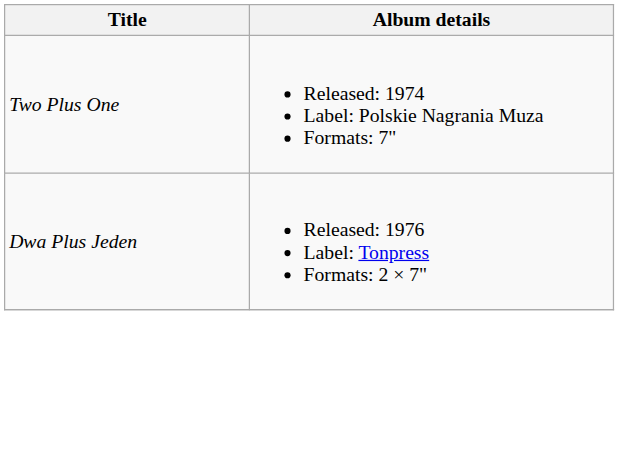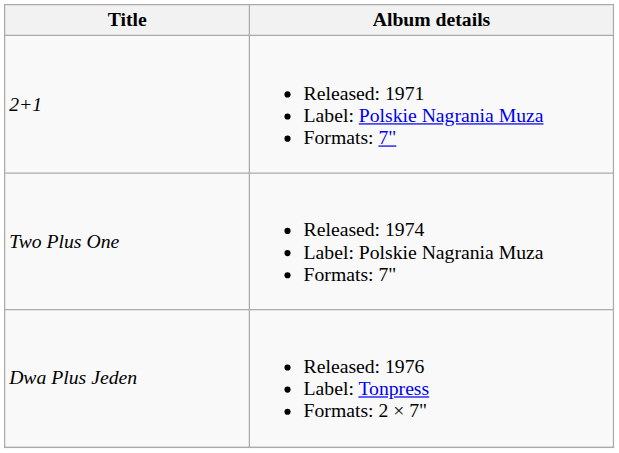+ row: (26, 104)
